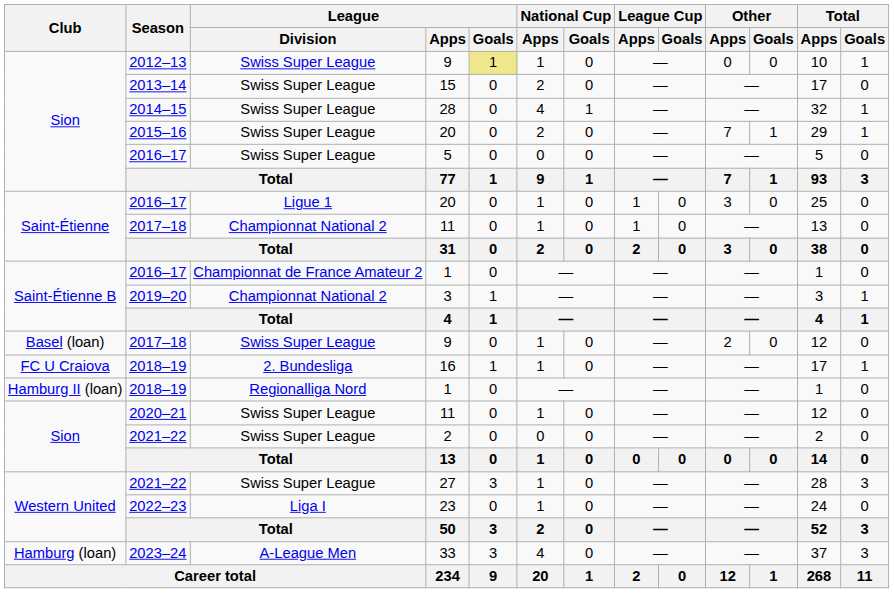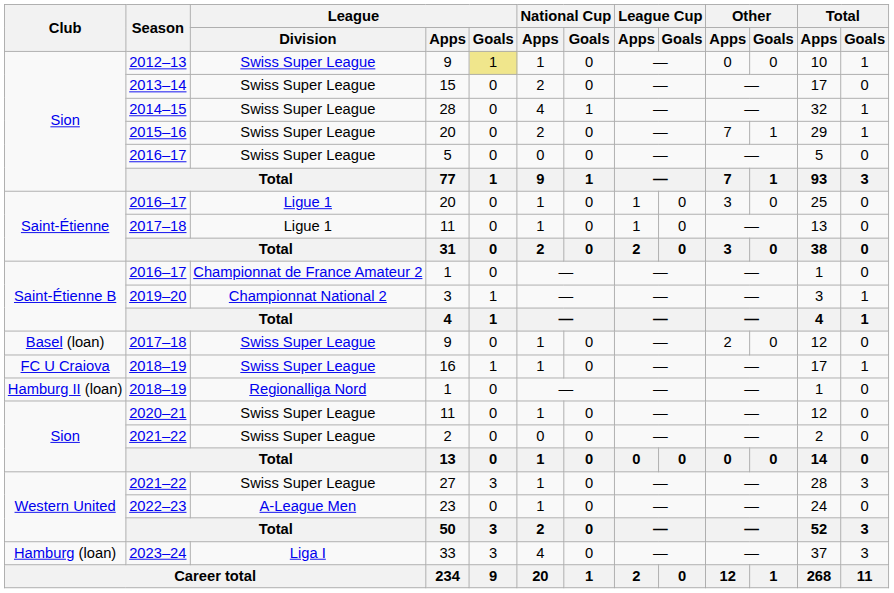(308, 226) Championnat National 2 -> (308, 226) Ligue 1
(308, 366) 2. Bundesliga -> (308, 366) Swiss Super League
(308, 506) Liga I -> (308, 506) A-League Men
(308, 553) A-League Men -> (308, 553) Liga I
